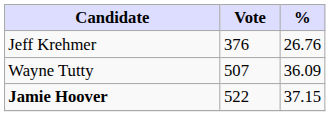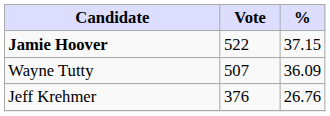rows swapped: (58, 96) <-> (52, 44)
